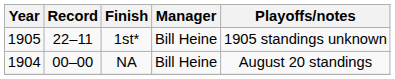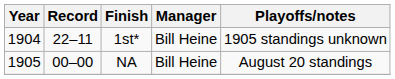(24, 39) 1905 -> (24, 39) 1904
(24, 62) 1904 -> (24, 62) 1905
